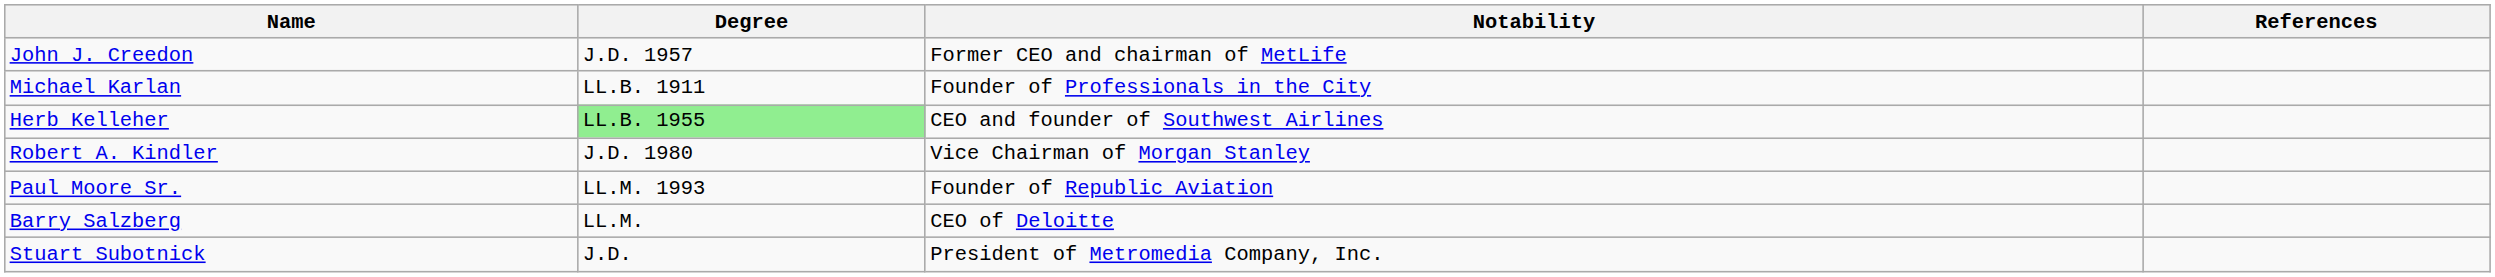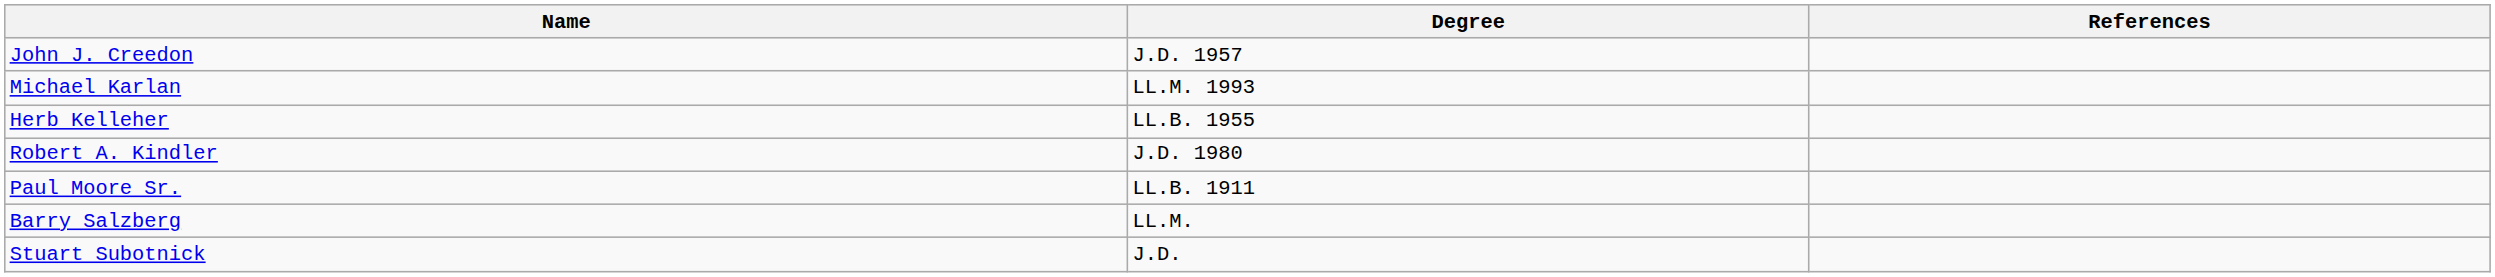- column: (1534, 21)
(644, 88) LL.B. 1911 -> (1194, 88) LL.M. 1993
(644, 121) lightgreen background -> (1194, 121) no background
(644, 188) LL.M. 1993 -> (1194, 188) LL.B. 1911
